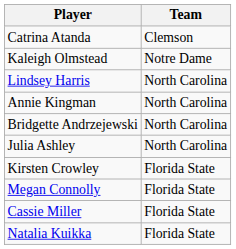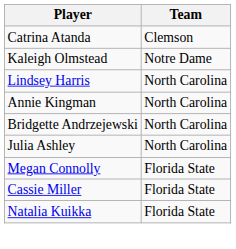- row: (53, 168)
